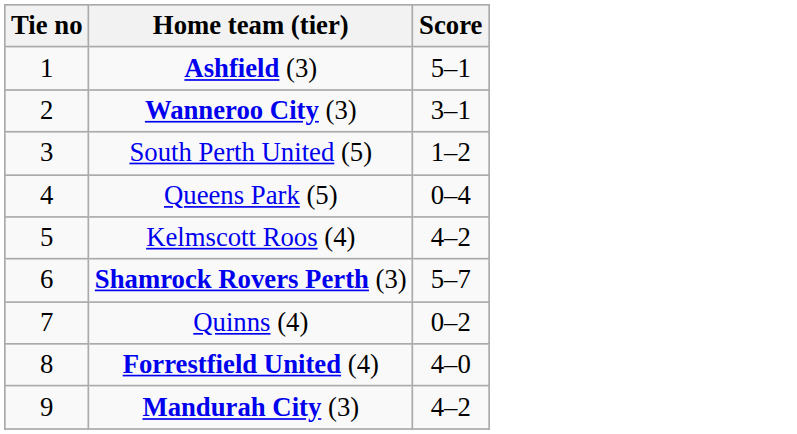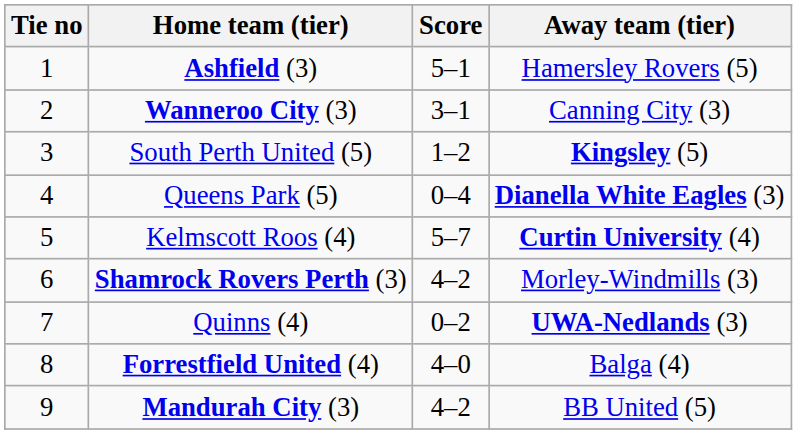+ column: (640, 25)
(451, 237) 4–2 -> (451, 237) 5–7
(451, 279) 5–7 -> (451, 279) 4–2
